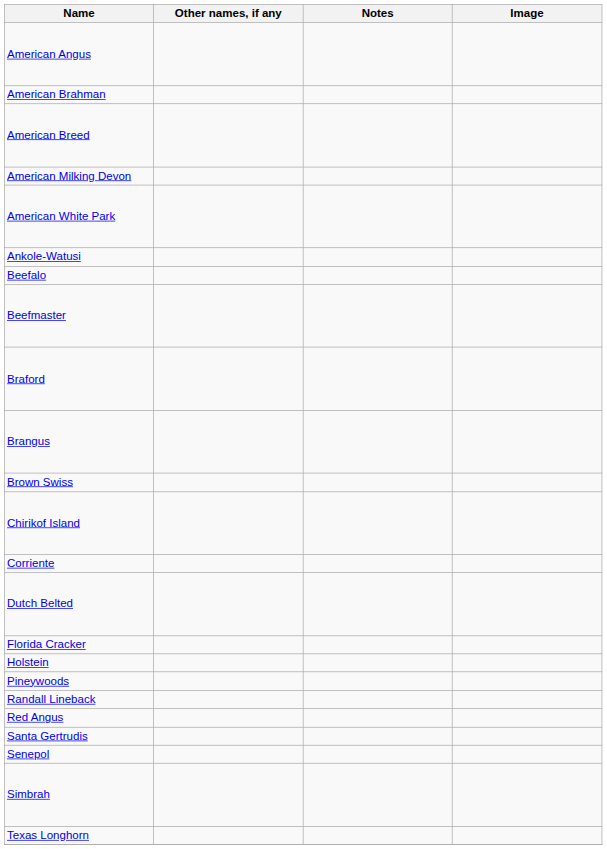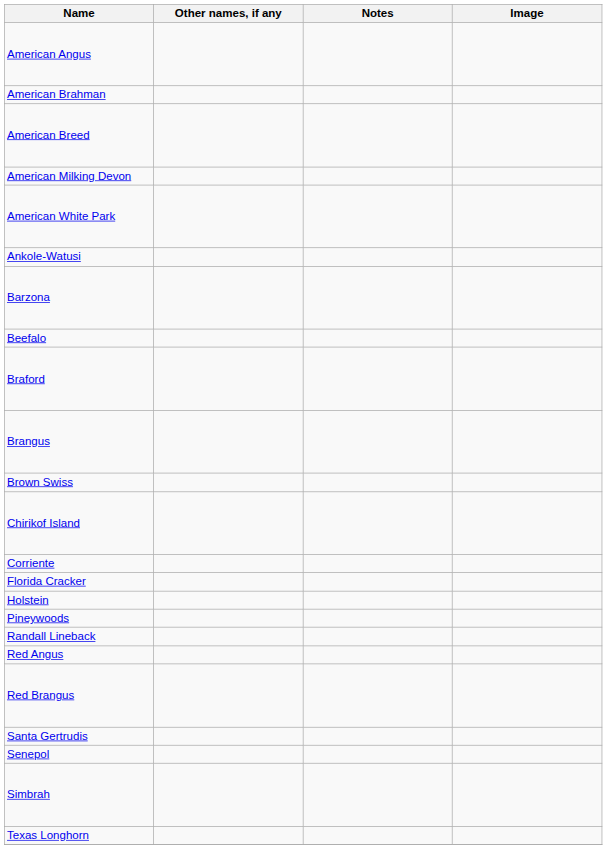+ row: (28, 297)
- row: (36, 316)
- row: (40, 604)
+ row: (41, 695)
